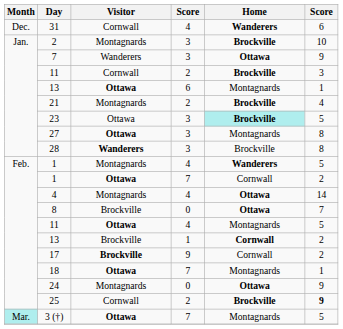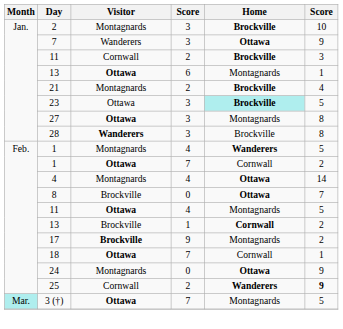- row: (54, 27)
(255, 255) Cornwall -> (255, 240) Montagnards
(255, 270) Montagnards -> (255, 255) Cornwall
(255, 301) Brockville -> (255, 286) Wanderers
